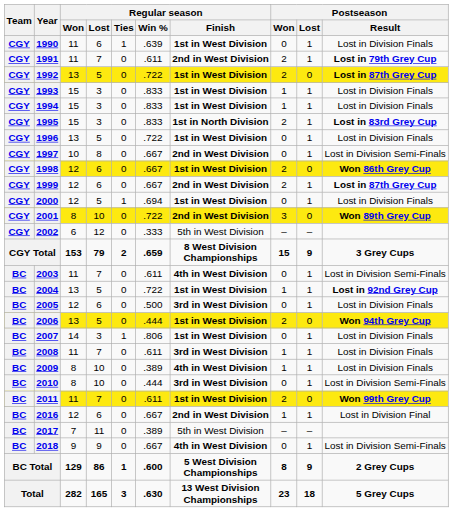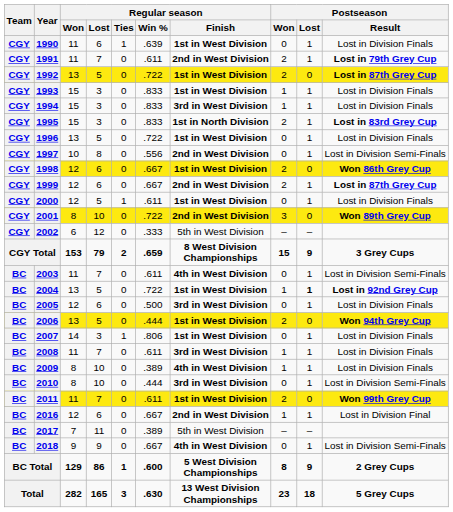(221, 106) 1st in West Division -> (221, 106) 3rd in West Division
(153, 153) .667 -> (153, 153) .556
(153, 200) .694 -> (153, 200) .611
(310, 289) normal -> (310, 289) bold
